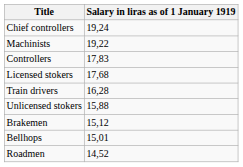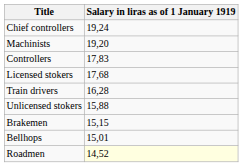(98, 43) 19,22 -> (98, 43) 19,20
(98, 122) 15,12 -> (98, 122) 15,15
(98, 153) no background -> (98, 153) lightyellow background
